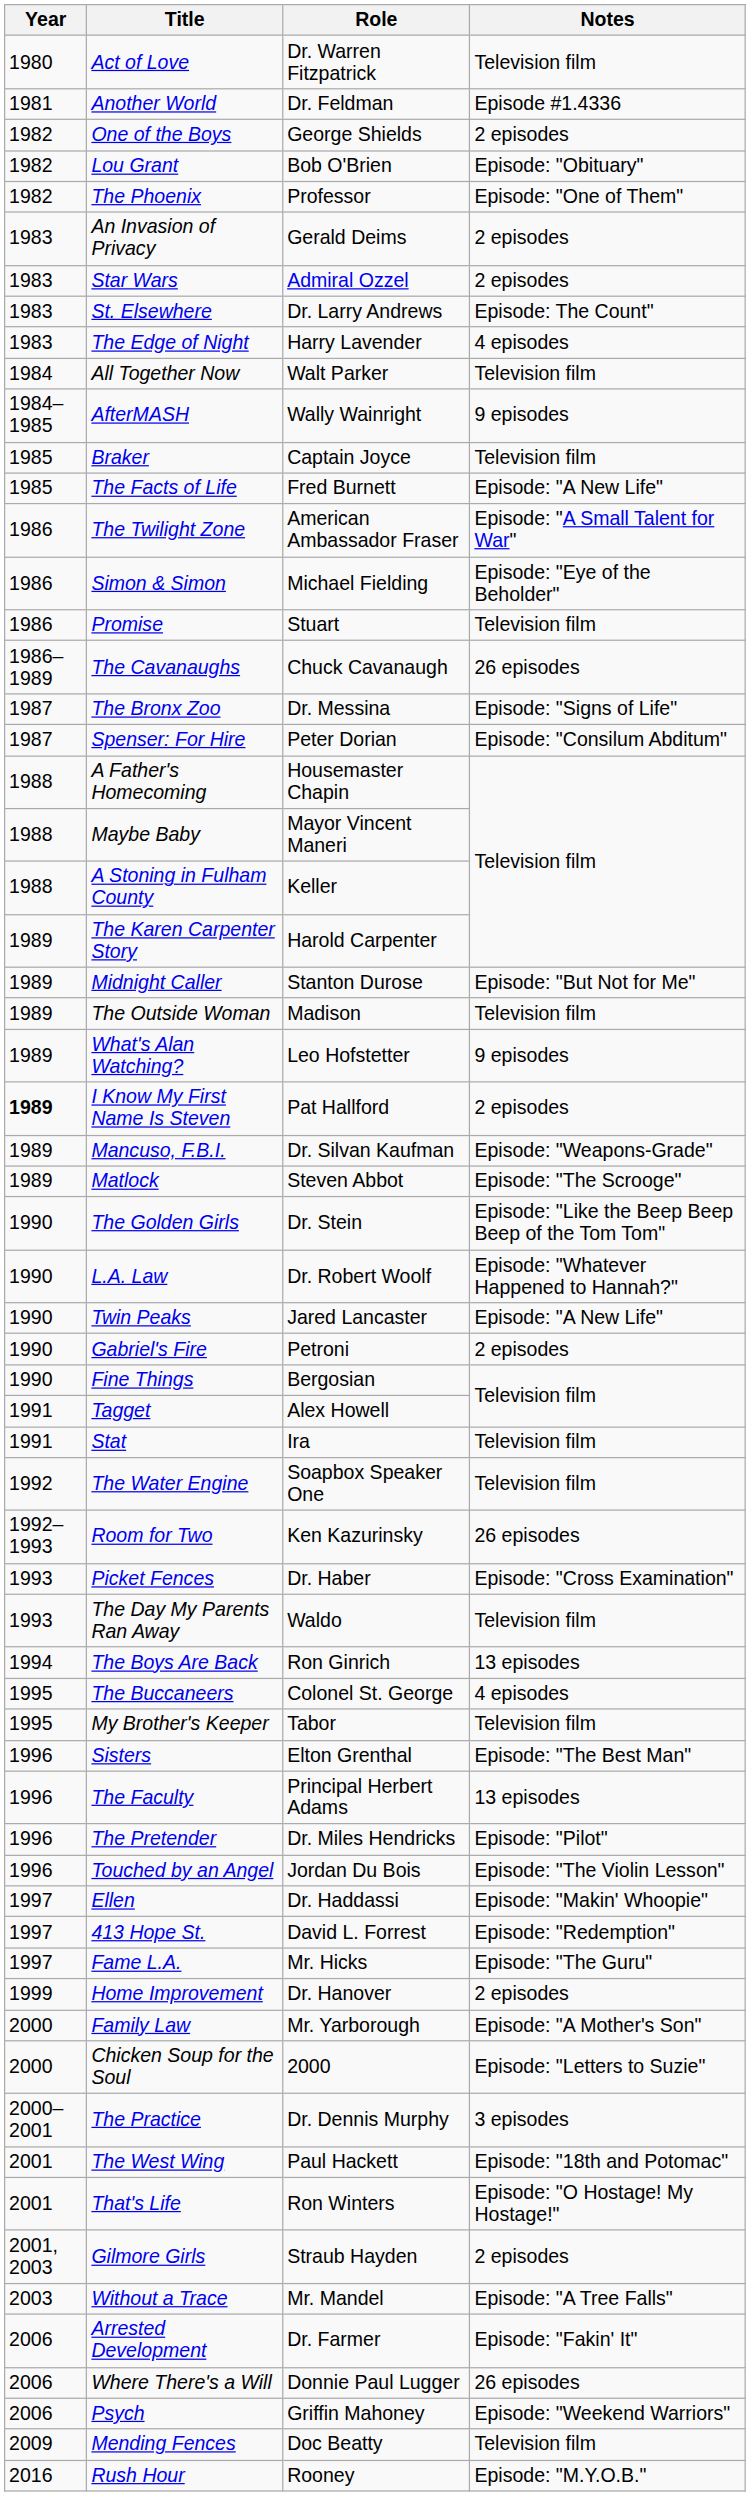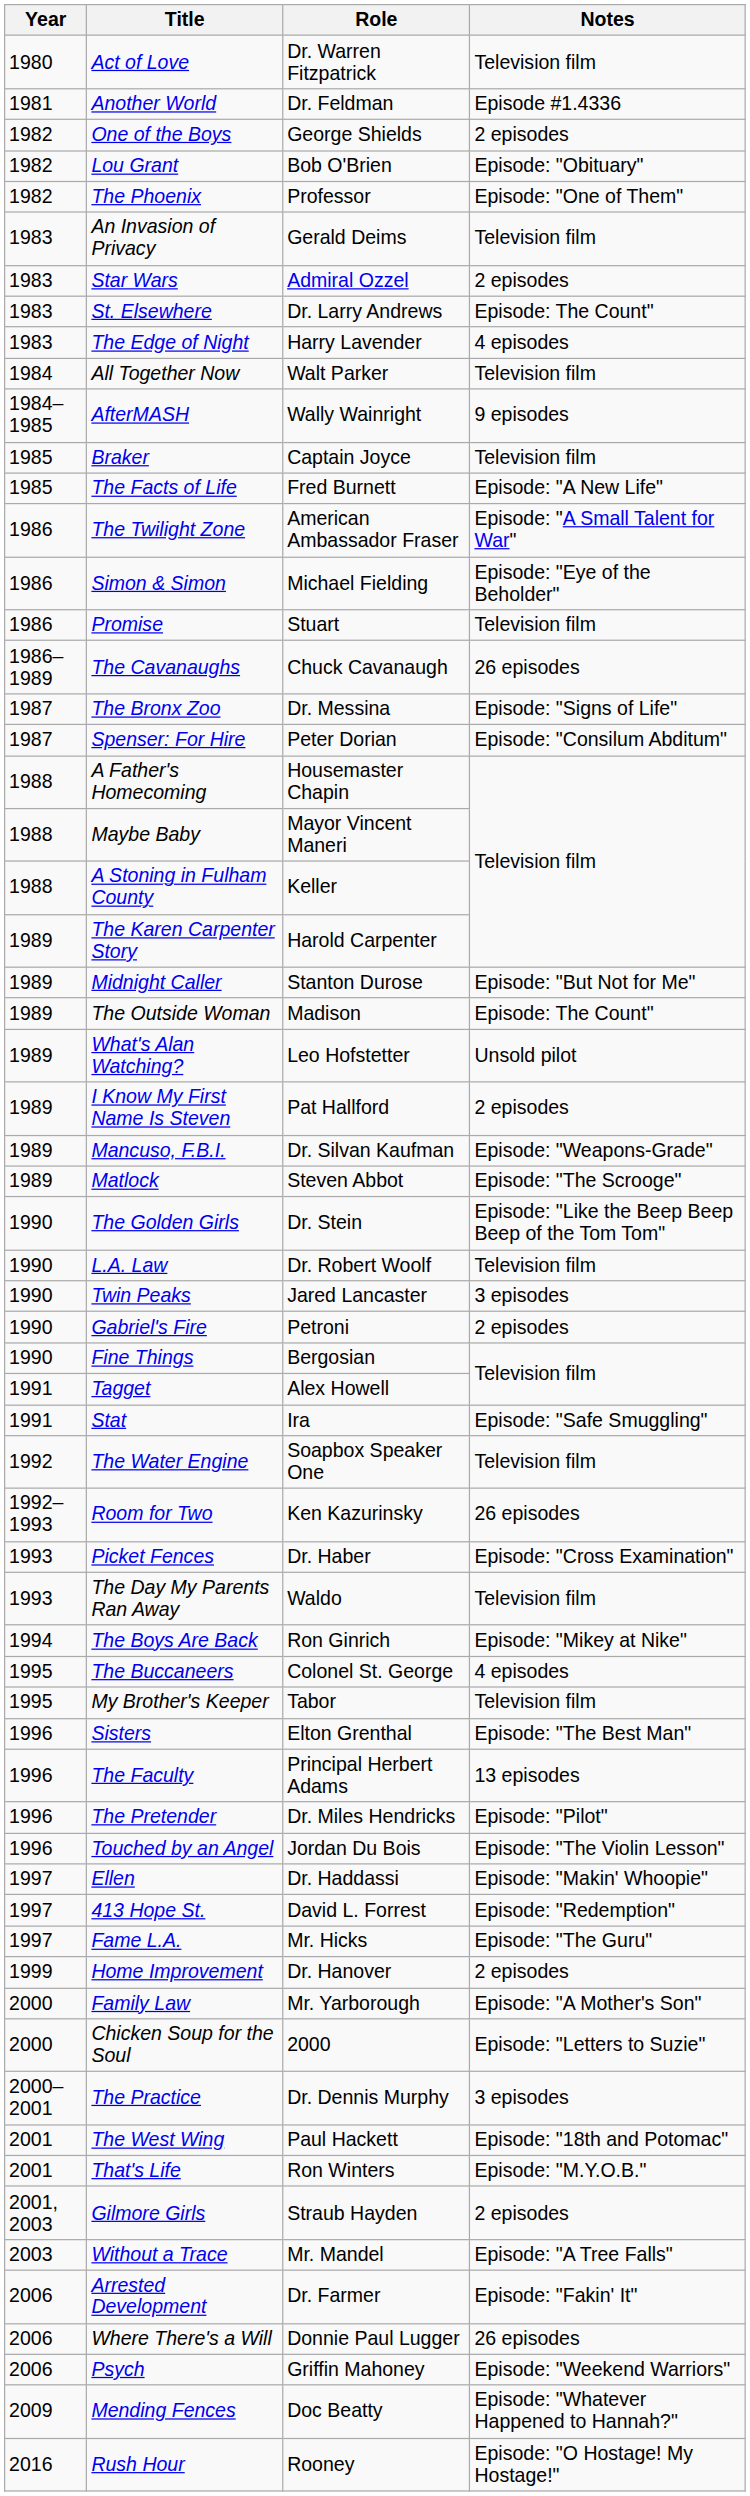(522, 238) 2 episodes -> (535, 238) Television film
(535, 1013) Television film -> (564, 1013) Episode: The Count"
(522, 1055) 9 episodes -> (525, 1055) Unsold pilot
(31, 1108) bold -> (31, 1108) normal
(576, 1276) Episode: "Whatever Happened to Hannah?" -> (535, 1265) Television film
(569, 1318) Episode: "A New Life" -> (522, 1296) 3 episodes
(535, 1441) Television film -> (591, 1419) Episode: "Safe Smuggling"
(527, 1662) 13 episodes -> (581, 1640) Episode: "Mikey at Nike"
(584, 2203) Episode: "O Hostage! My Hostage!" -> (560, 2170) Episode: "M.Y.O.B."
(535, 2444) Television film -> (576, 2411) Episode: "Whatever Happened to Hannah?"
(560, 2475) Episode: "M.Y.O.B." -> (584, 2464) Episode: "O Hostage! My Hostage!"
